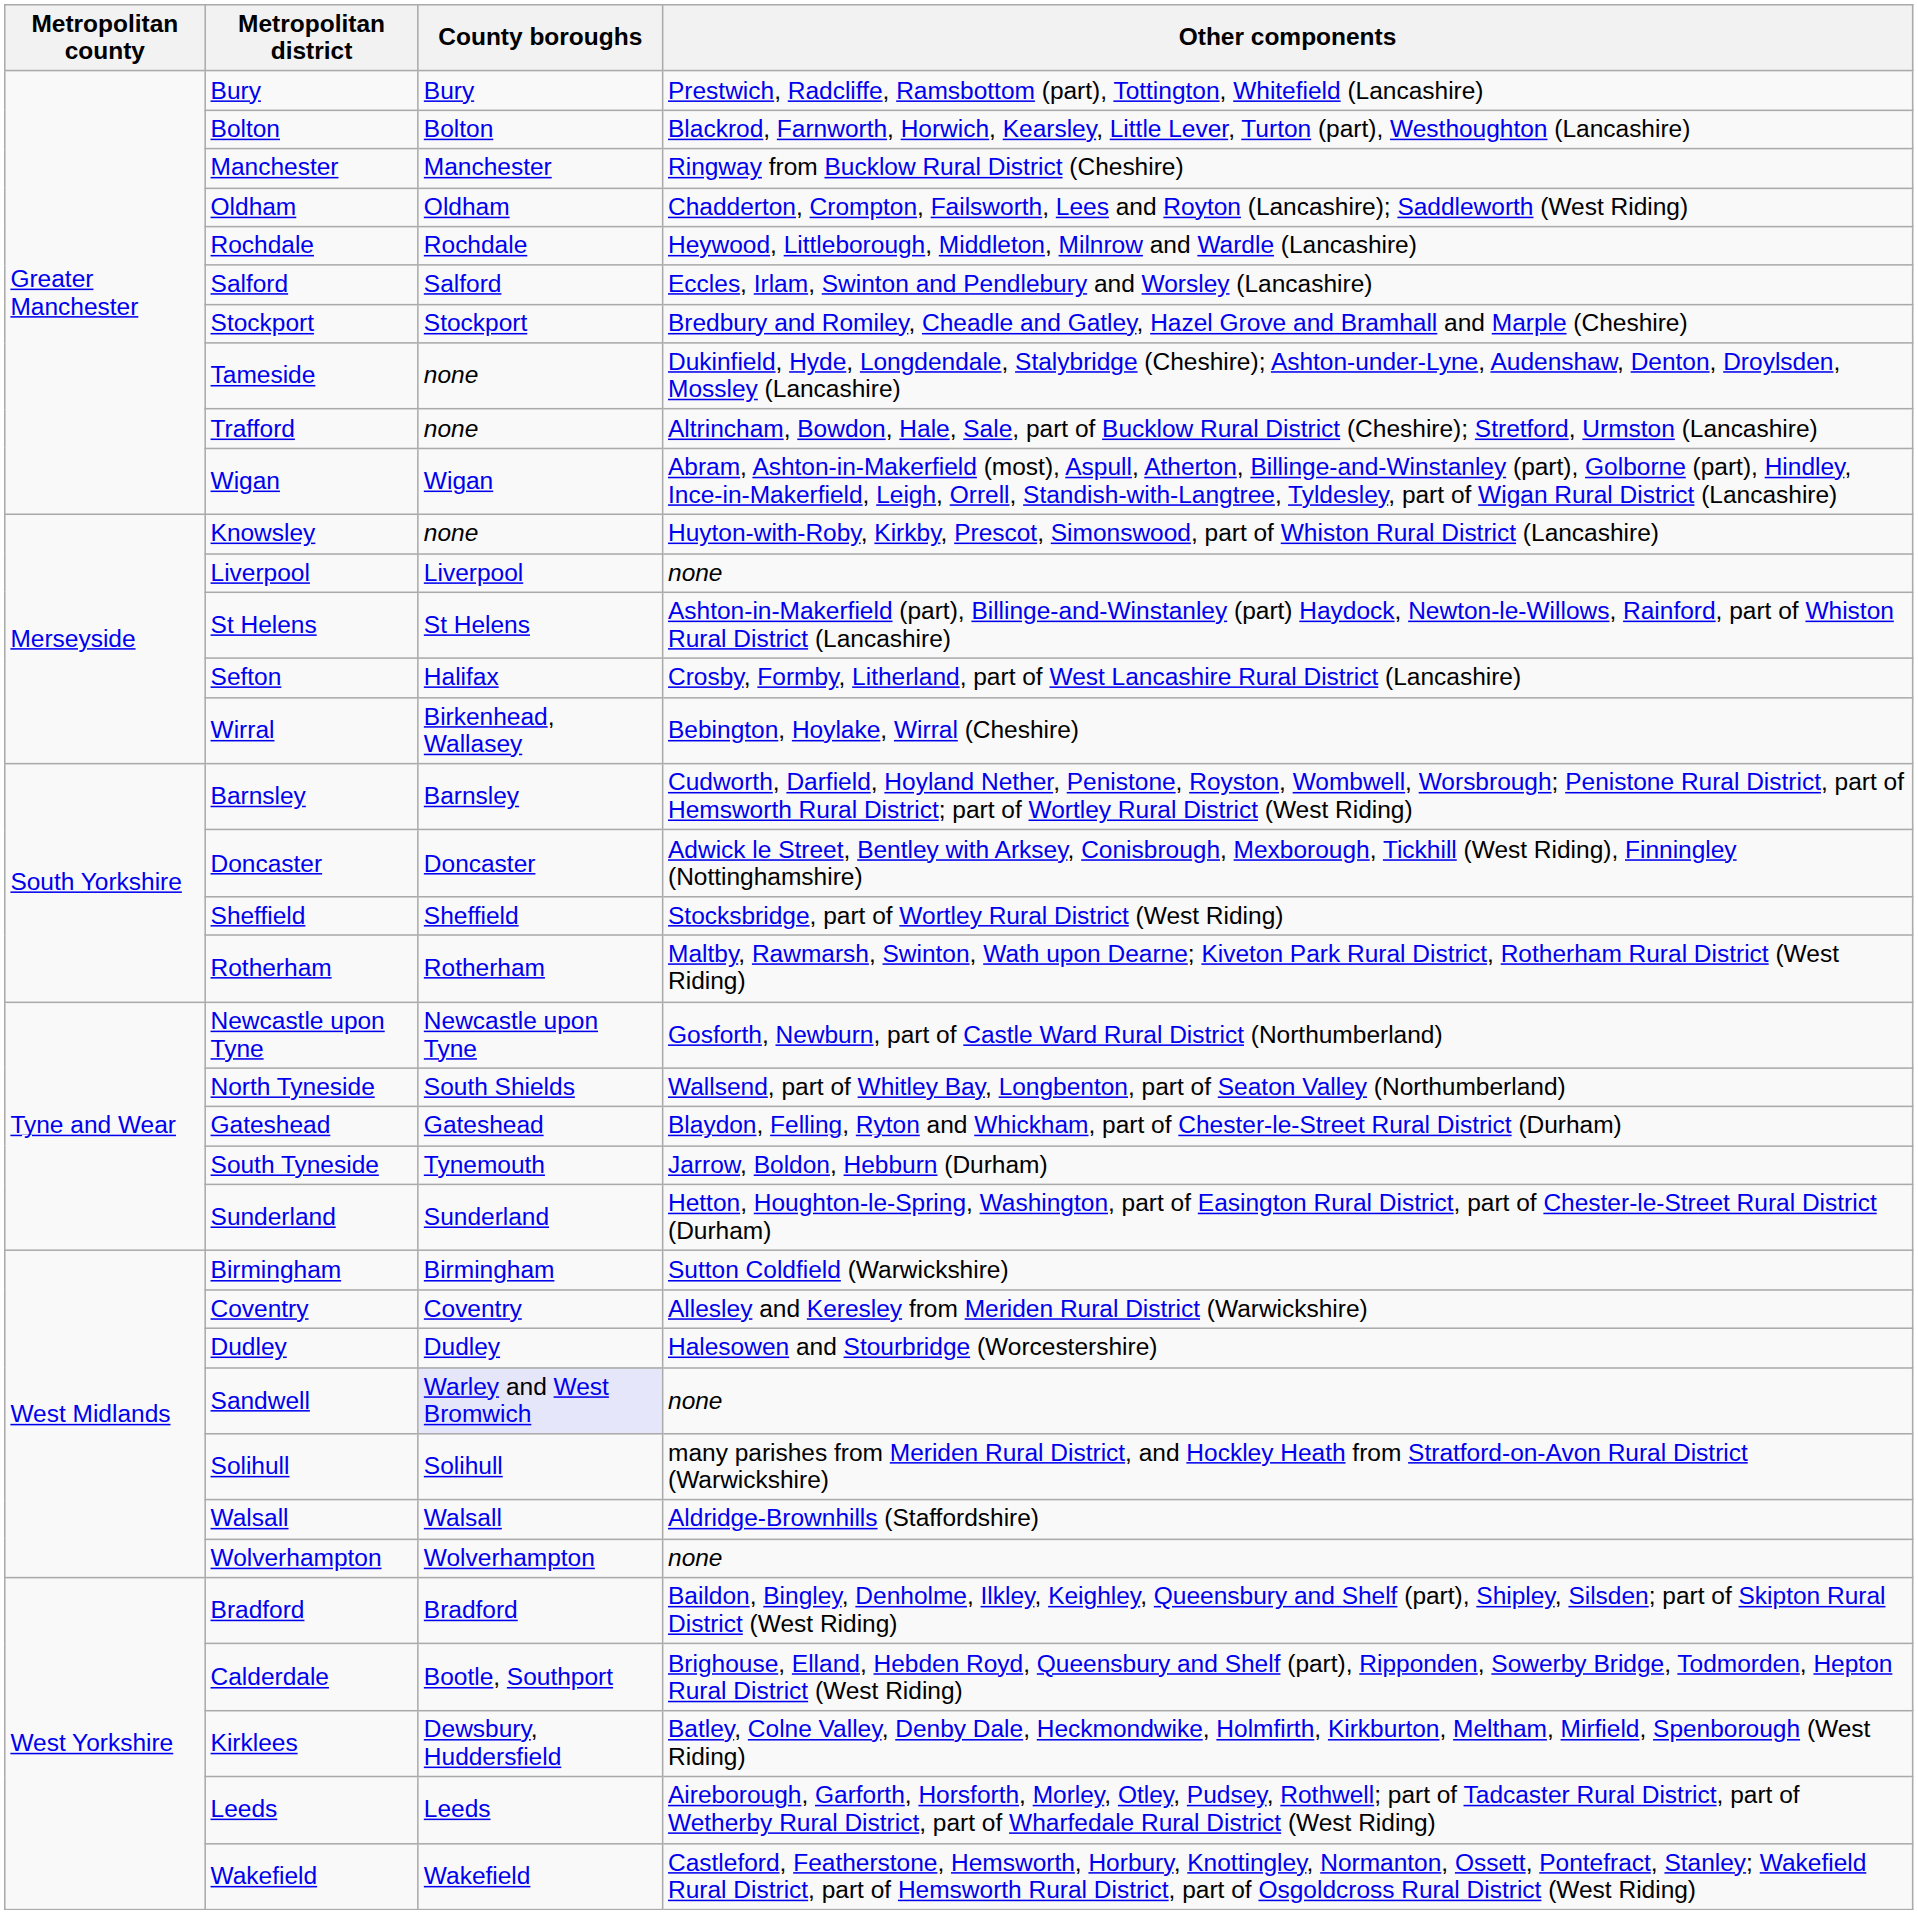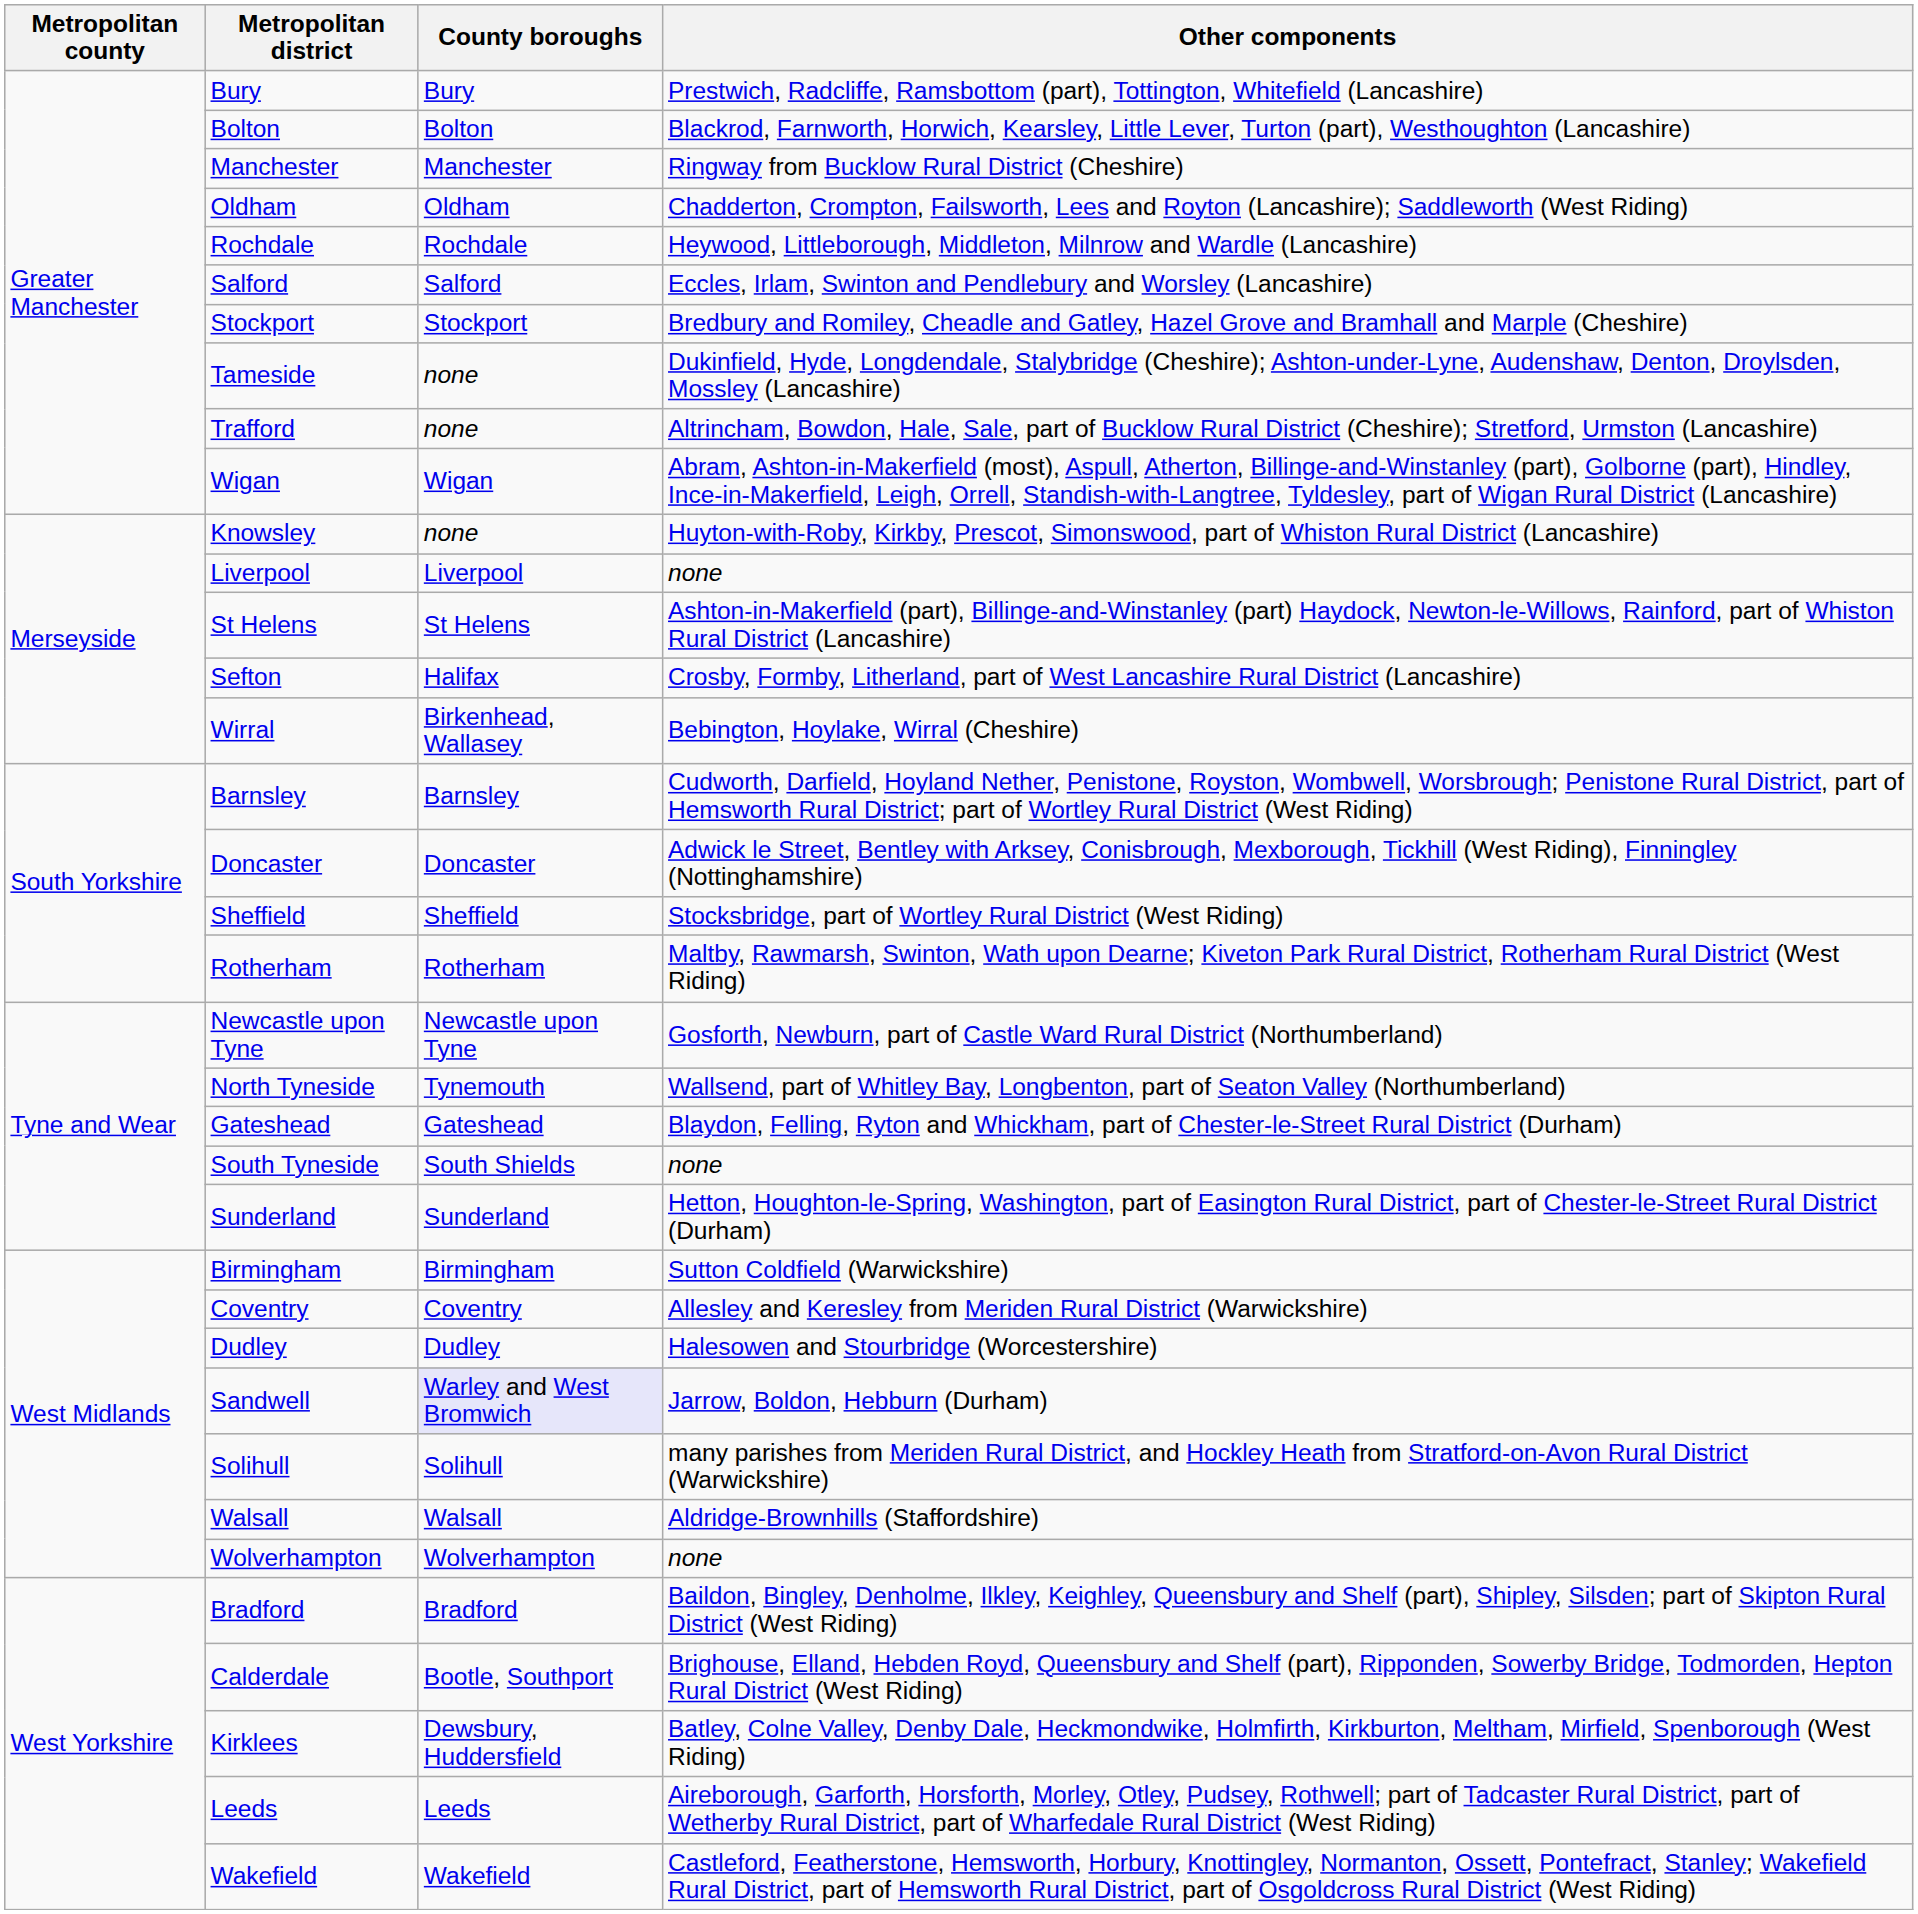(499, 1087) South Shields -> (484, 1087) Tynemouth
(484, 1164) Tynemouth -> (499, 1164) South Shields
(858, 1164) Jarrow, Boldon, Hebburn (Durham) -> (695, 1164) none
(695, 1400) none -> (858, 1400) Jarrow, Boldon, Hebburn (Durham)
